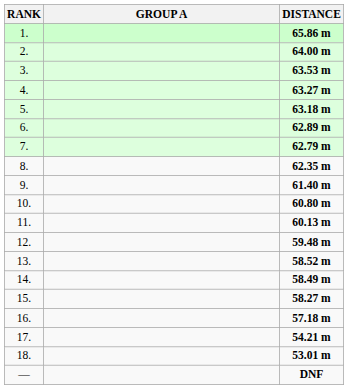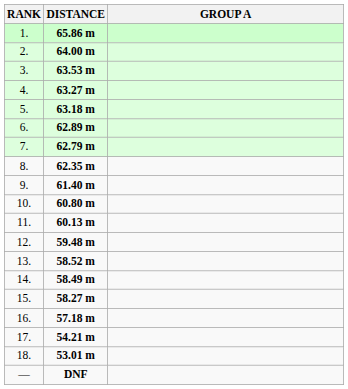columns swapped: (162, 14) <-> (312, 14)
